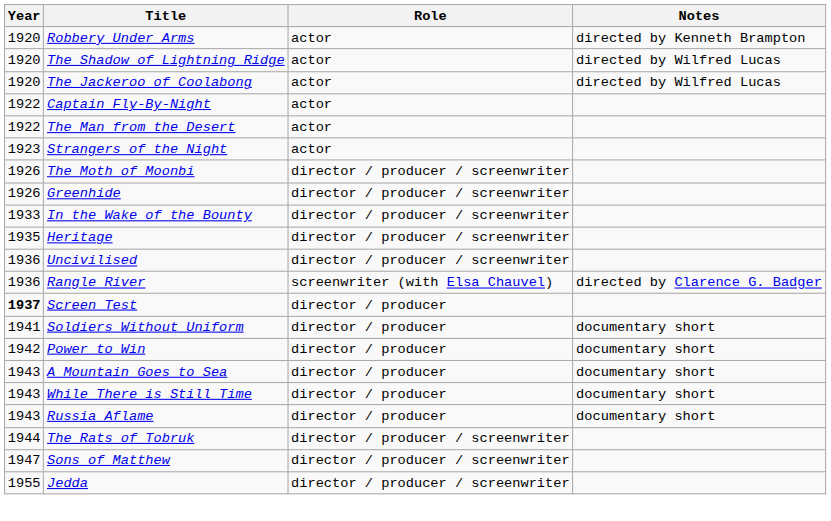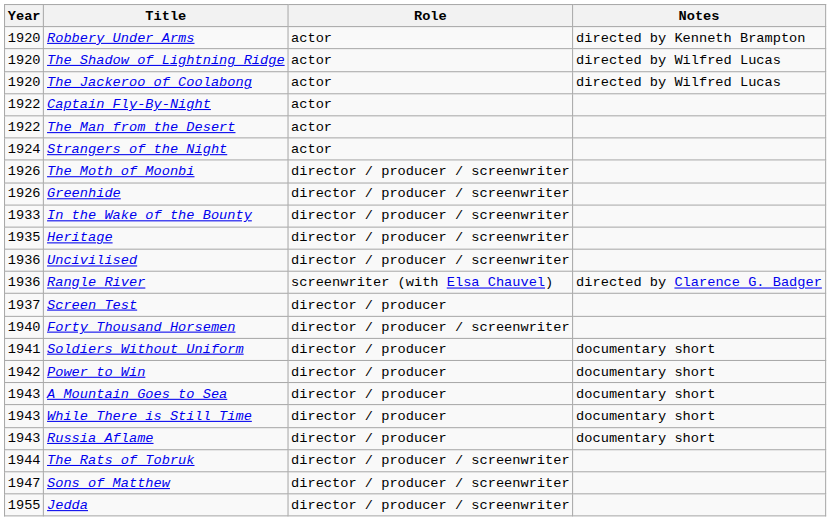(24, 149) 1923 -> (24, 149) 1924
(24, 305) bold -> (24, 305) normal
+ row: (141, 327)
